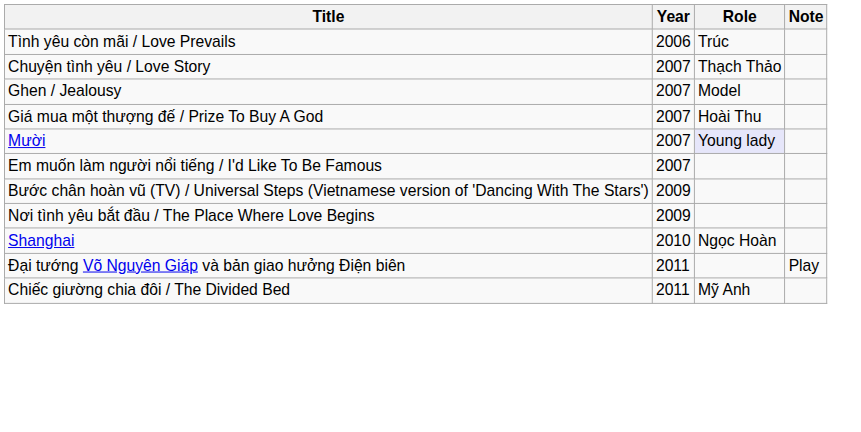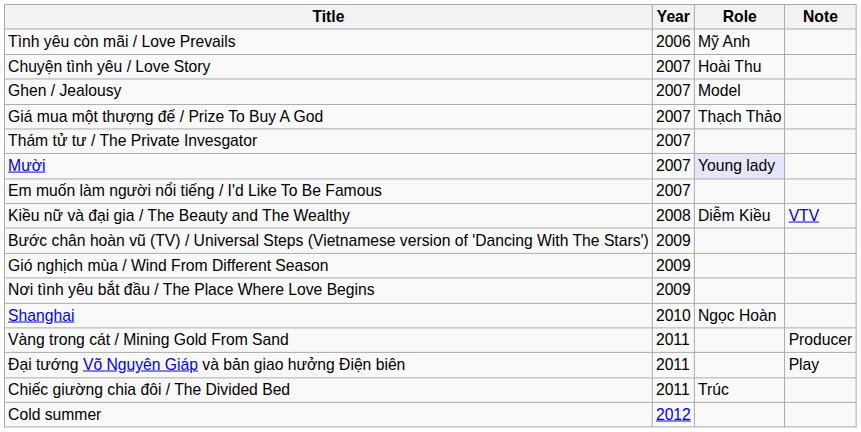(713, 41) Trúc -> (724, 41) Mỹ Anh
(740, 66) Thạch Thảo -> (730, 66) Hoài Thu
(730, 116) Hoài Thu -> (740, 116) Thạch Thảo
+ row: (133, 141)
+ row: (179, 215)
+ row: (168, 265)
+ row: (148, 340)
(724, 290) Mỹ Anh -> (713, 389) Trúc
+ row: (55, 414)
